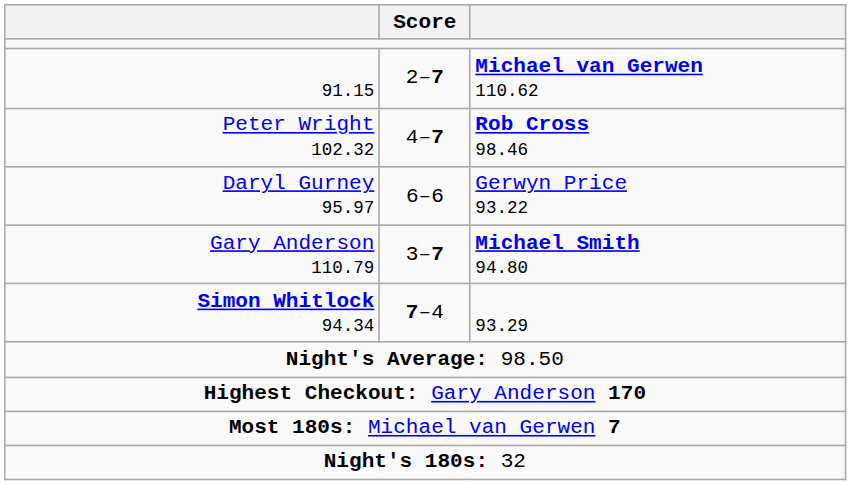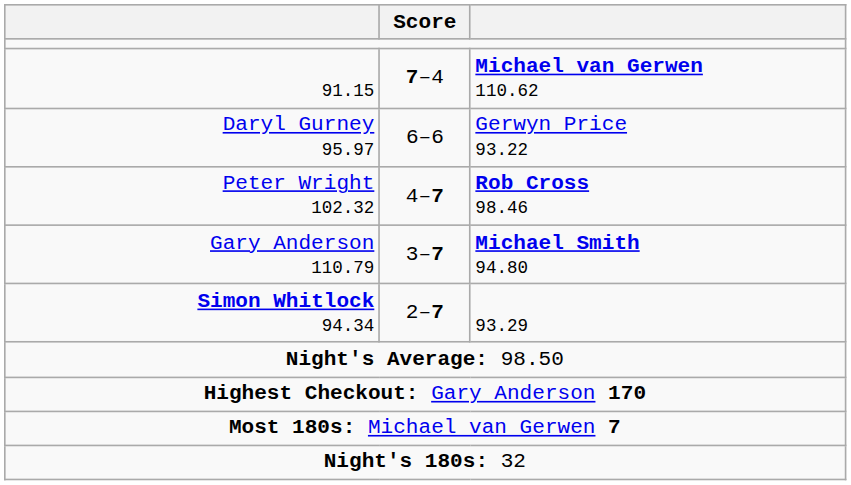(425, 78) 2–7 -> (425, 78) 7–4
rows swapped: (298, 195) <-> (298, 136)
(425, 313) 7–4 -> (425, 313) 2–7
